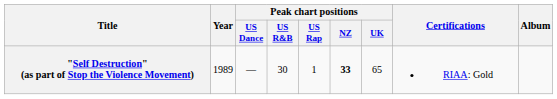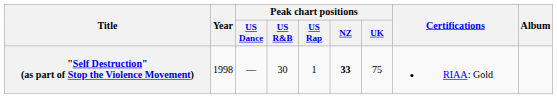(223, 69) 1989 -> (223, 69) 1998
(377, 69) 65 -> (377, 69) 75
